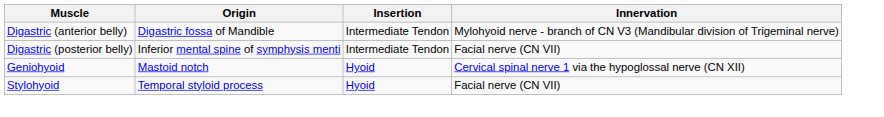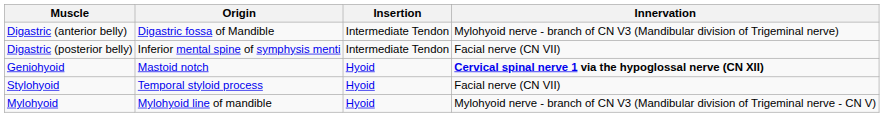(600, 67) normal -> (609, 67) bold
+ row: (33, 103)
